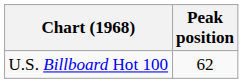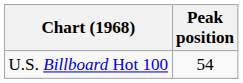(205, 64) 62 -> (205, 64) 54
